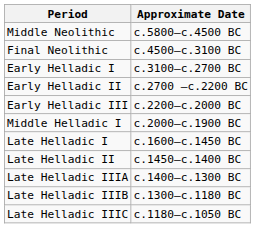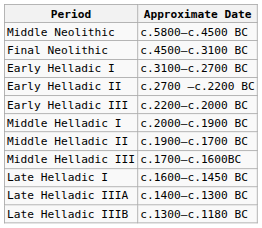+ row: (68, 141)
+ row: (71, 159)
- row: (61, 159)
- row: (68, 214)
